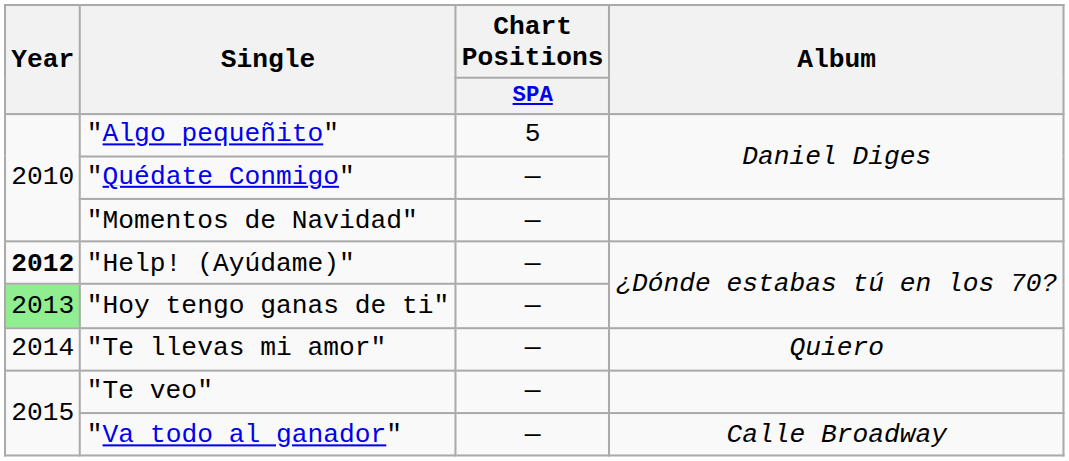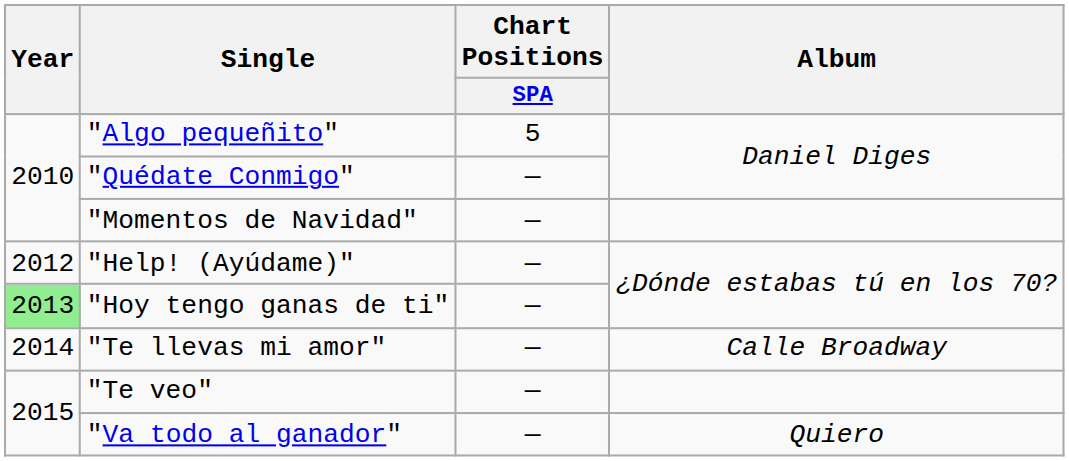(43, 263) bold -> (43, 263) normal
(837, 349) Quiero -> (837, 349) Calle Broadway
(837, 434) Calle Broadway -> (837, 434) Quiero
